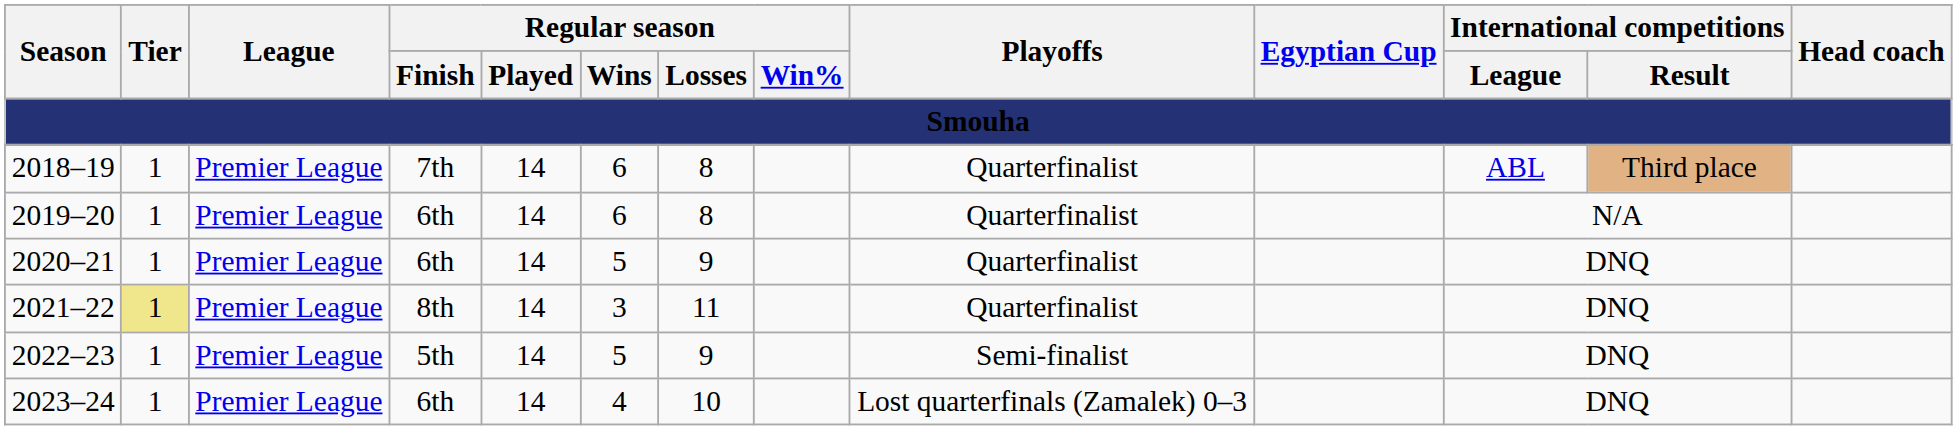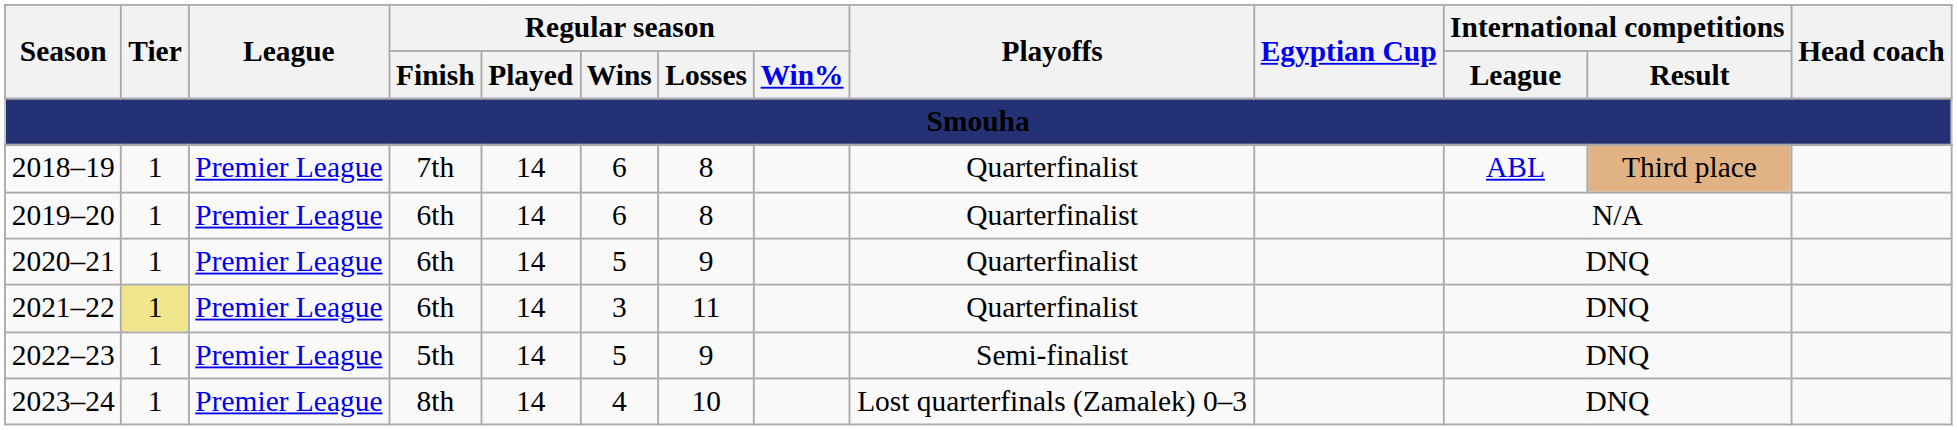(435, 307) 8th -> (435, 307) 6th
(435, 401) 6th -> (435, 401) 8th
